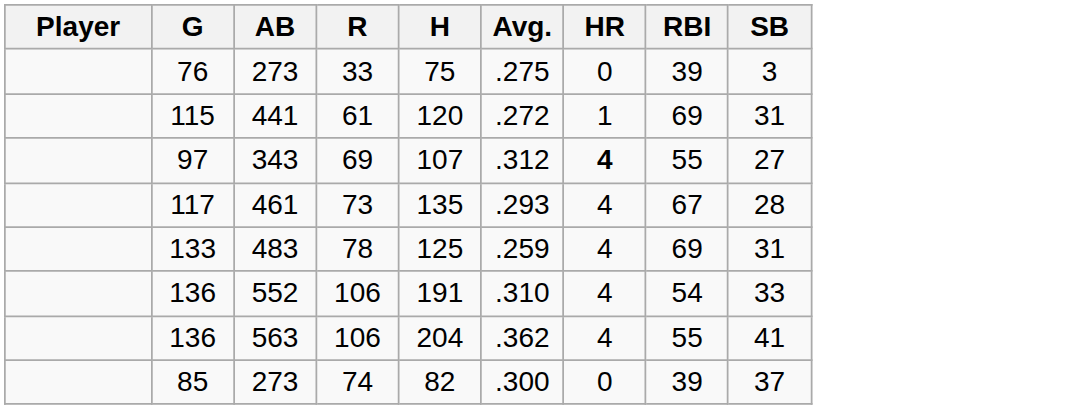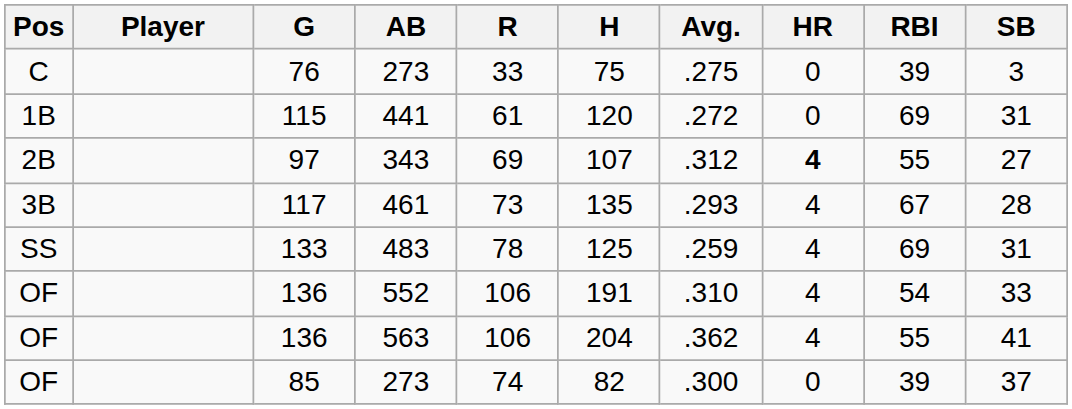+ column: (39, 26)
(605, 115) 1 -> (813, 115) 0
